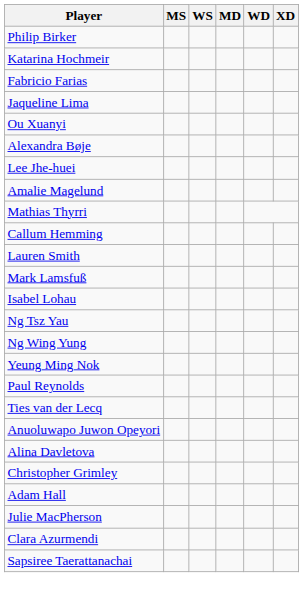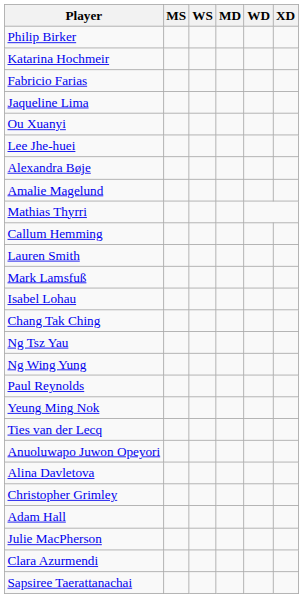rows swapped: (41, 168) <-> (49, 146)
+ row: (54, 320)
rows swapped: (53, 364) <-> (46, 386)
